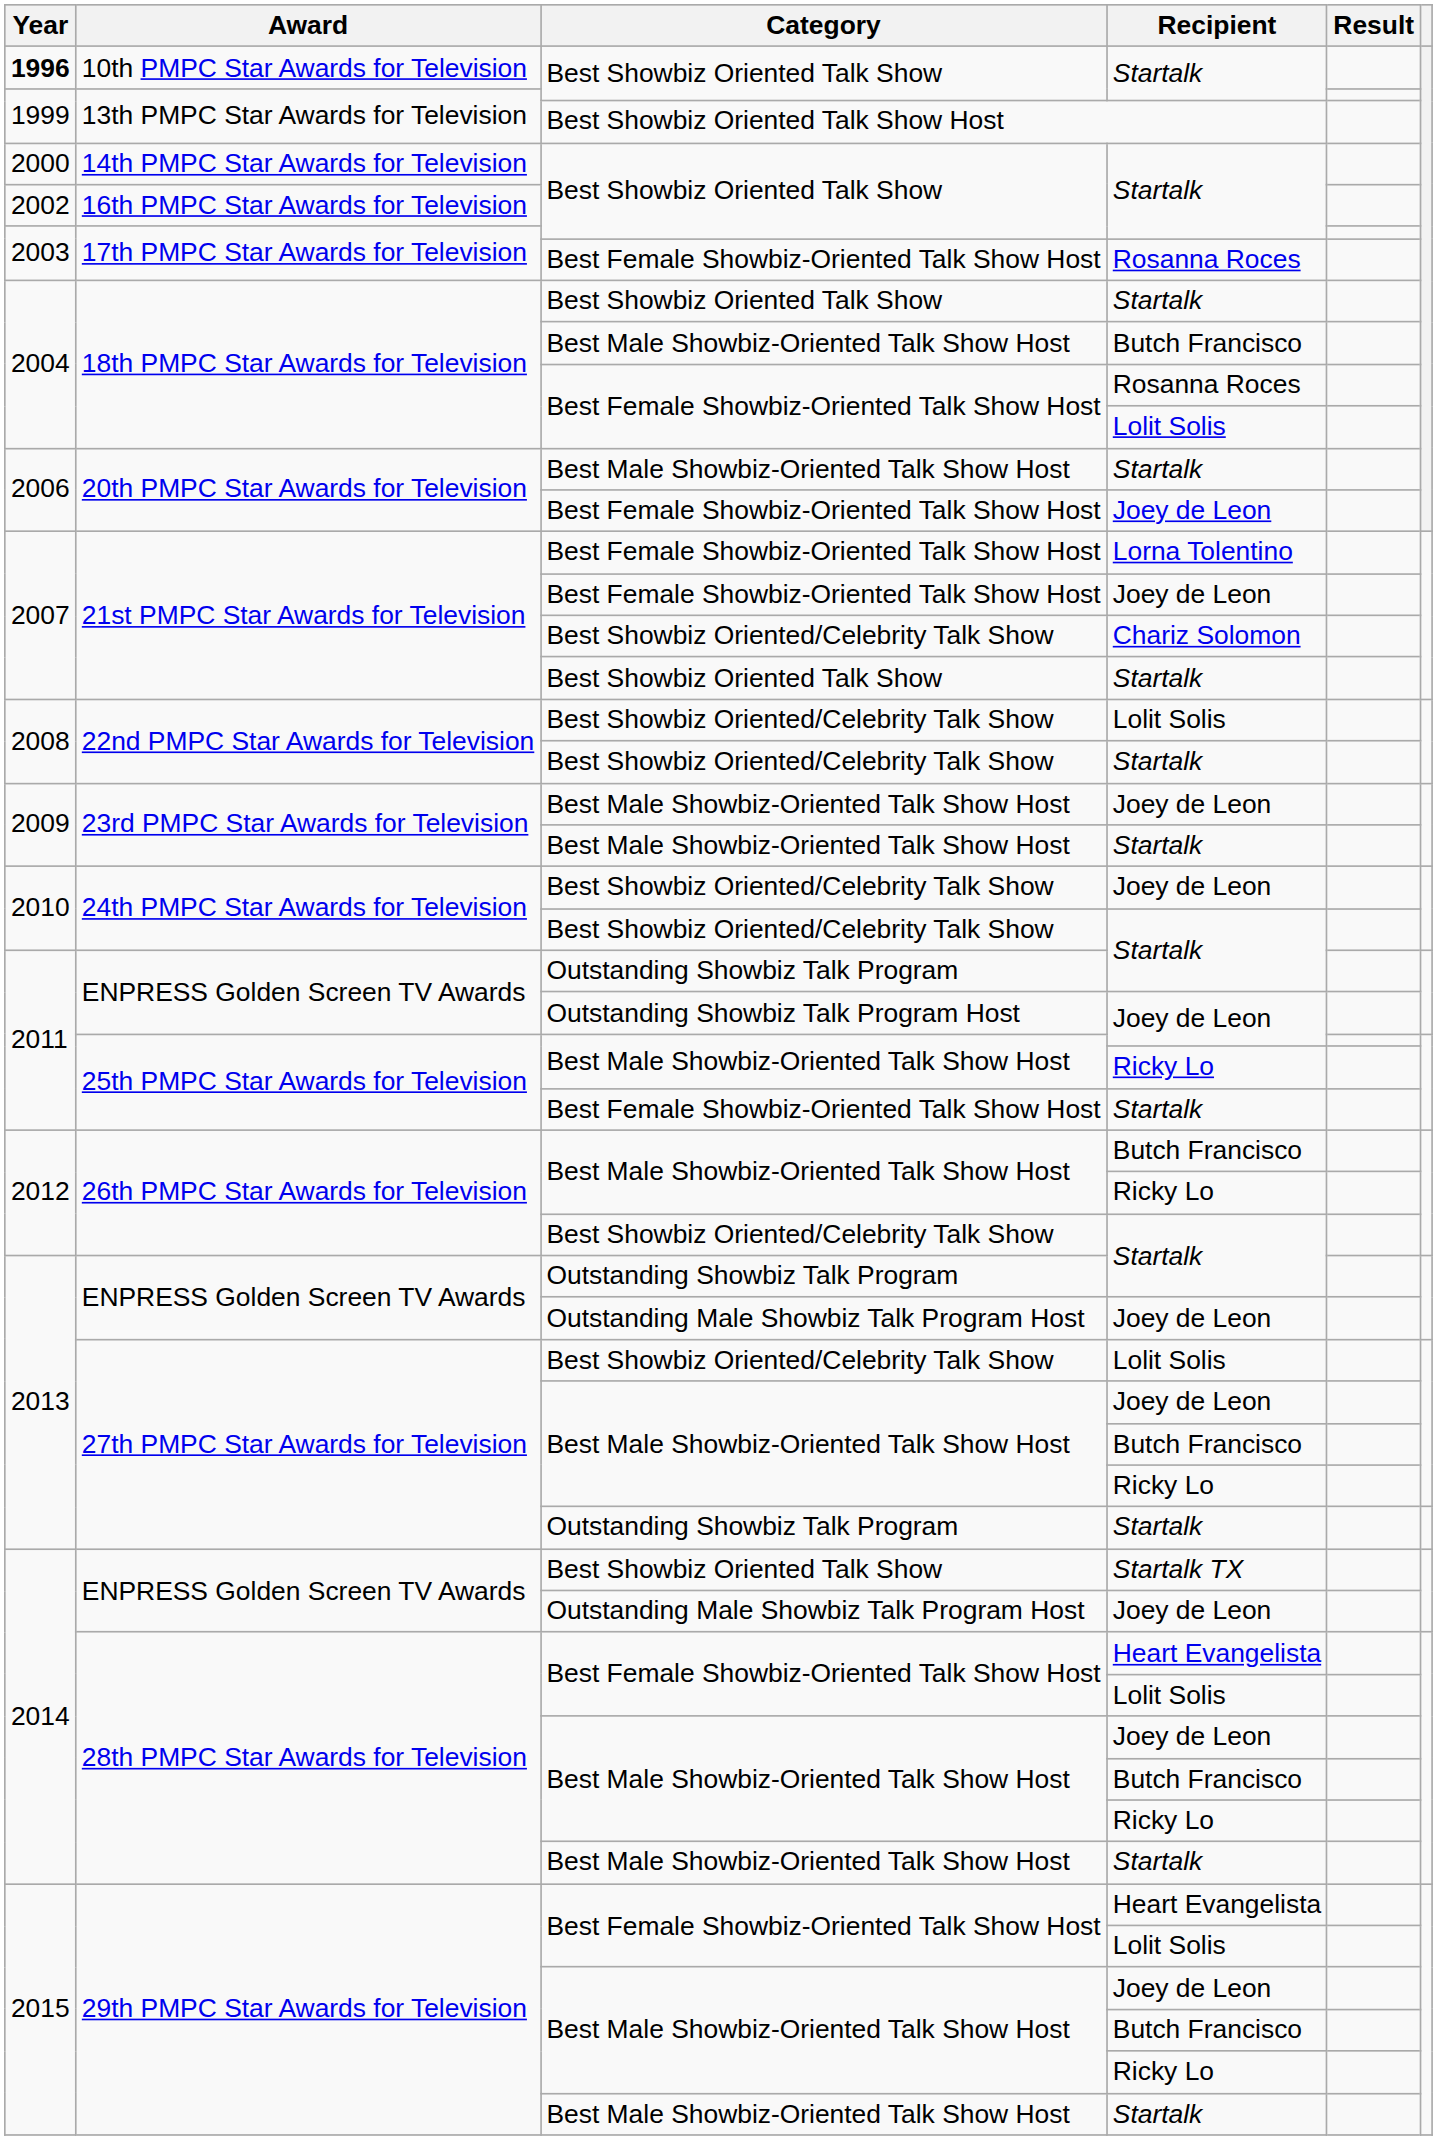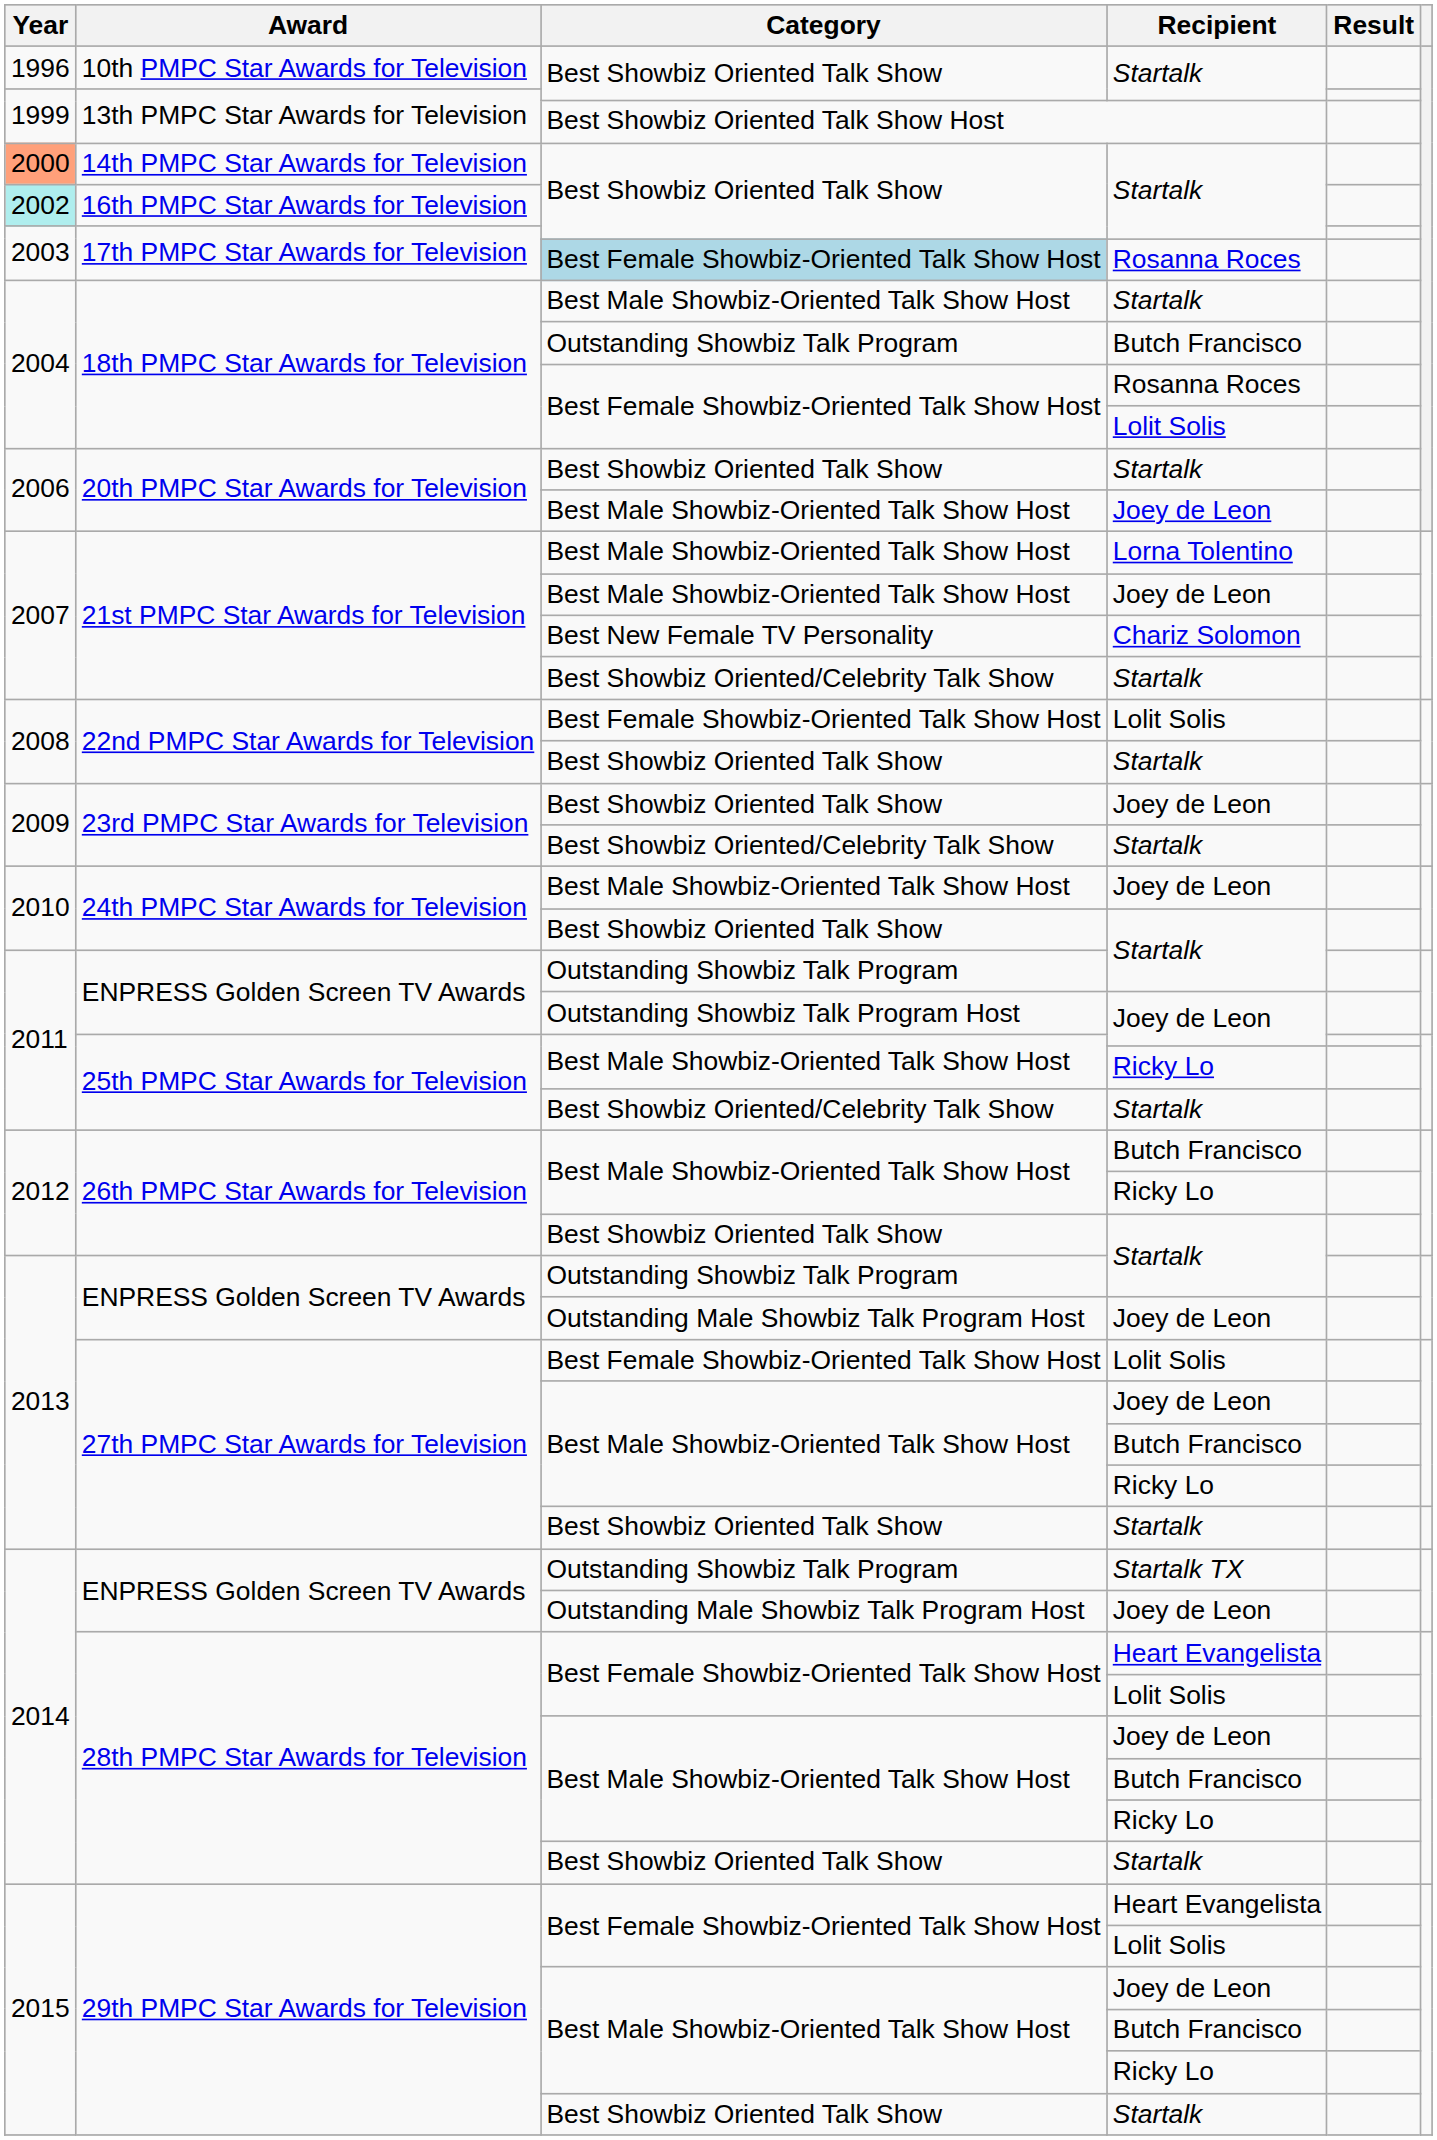(40, 67) bold -> (40, 67) normal
(40, 163) no background -> (40, 163) lightsalmon background
(40, 205) no background -> (40, 205) paleturquoise background
(824, 259) no background -> (824, 259) lightblue background
(744, 300) Best Showbiz Oriented Talk Show -> (808, 300) Best Male Showbiz-Oriented Talk Show Host
(808, 342) Best Male Showbiz-Oriented Talk Show Host -> (752, 342) Outstanding Showbiz Talk Program
(808, 468) Best Male Showbiz-Oriented Talk Show Host -> (744, 468) Best Showbiz Oriented Talk Show
(824, 510) Best Female Showbiz-Oriented Talk Show Host -> (808, 510) Best Male Showbiz-Oriented Talk Show Host
(824, 552) Best Female Showbiz-Oriented Talk Show Host -> (808, 552) Best Male Showbiz-Oriented Talk Show Host
(824, 594) Best Female Showbiz-Oriented Talk Show Host -> (808, 594) Best Male Showbiz-Oriented Talk Show Host
(800, 635) Best Showbiz Oriented/Celebrity Talk Show -> (740, 635) Best New Female TV Personality
(744, 677) Best Showbiz Oriented Talk Show -> (800, 677) Best Showbiz Oriented/Celebrity Talk Show
(800, 719) Best Showbiz Oriented/Celebrity Talk Show -> (824, 719) Best Female Showbiz-Oriented Talk Show Host
(800, 761) Best Showbiz Oriented/Celebrity Talk Show -> (744, 761) Best Showbiz Oriented Talk Show
(808, 803) Best Male Showbiz-Oriented Talk Show Host -> (744, 803) Best Showbiz Oriented Talk Show
(808, 845) Best Male Showbiz-Oriented Talk Show Host -> (800, 845) Best Showbiz Oriented/Celebrity Talk Show
(800, 887) Best Showbiz Oriented/Celebrity Talk Show -> (808, 887) Best Male Showbiz-Oriented Talk Show Host
(800, 929) Best Showbiz Oriented/Celebrity Talk Show -> (744, 929) Best Showbiz Oriented Talk Show
(824, 1108) Best Female Showbiz-Oriented Talk Show Host -> (800, 1108) Best Showbiz Oriented/Celebrity Talk Show
(800, 1234) Best Showbiz Oriented/Celebrity Talk Show -> (744, 1234) Best Showbiz Oriented Talk Show
(800, 1359) Best Showbiz Oriented/Celebrity Talk Show -> (824, 1359) Best Female Showbiz-Oriented Talk Show Host
(752, 1527) Outstanding Showbiz Talk Program -> (744, 1527) Best Showbiz Oriented Talk Show
(744, 1569) Best Showbiz Oriented Talk Show -> (752, 1569) Outstanding Showbiz Talk Program
(808, 1862) Best Male Showbiz-Oriented Talk Show Host -> (744, 1862) Best Showbiz Oriented Talk Show
(808, 2113) Best Male Showbiz-Oriented Talk Show Host -> (744, 2113) Best Showbiz Oriented Talk Show
